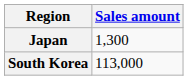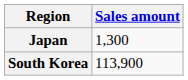(119, 63) 113,000 -> (119, 63) 113,900
